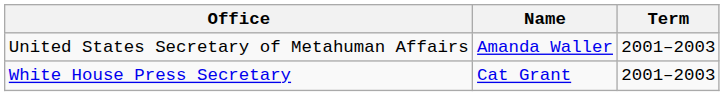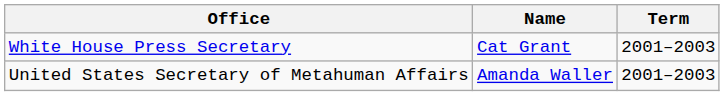rows swapped: (239, 47) <-> (150, 76)
